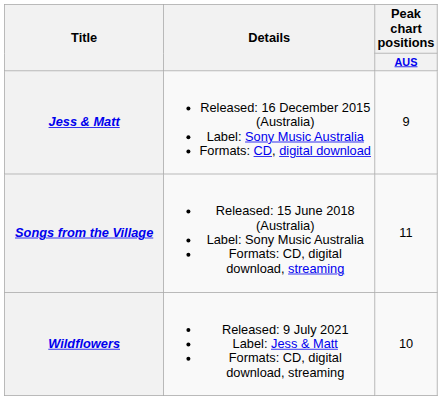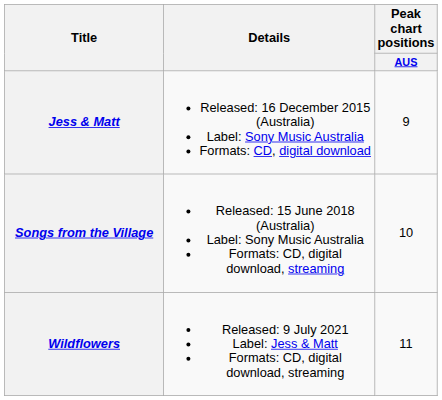(406, 233) 11 -> (406, 233) 10
(406, 343) 10 -> (406, 343) 11
